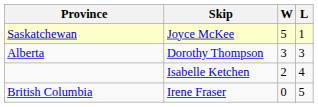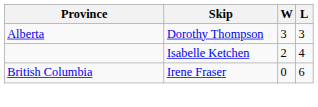- row: (42, 33)
(301, 92) 5 -> (301, 72) 6
